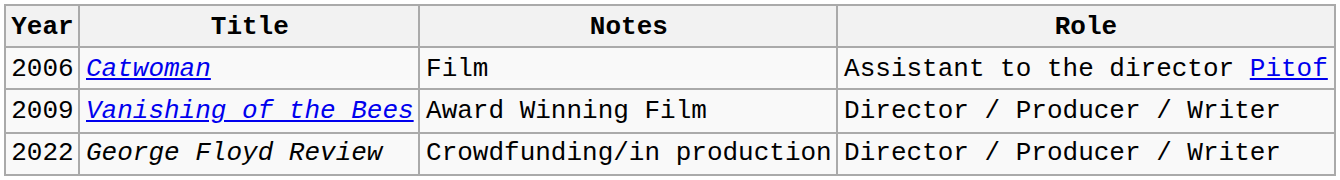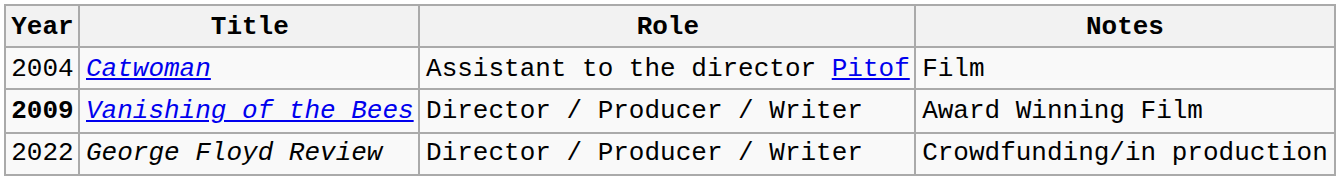columns swapped: (1086, 26) <-> (629, 26)
(42, 69) 2006 -> (42, 69) 2004
(42, 111) normal -> (42, 111) bold
